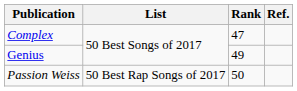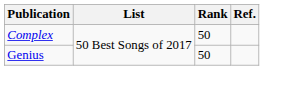(238, 34) 47 -> (204, 34) 50
(238, 55) 49 -> (204, 55) 50
- row: (44, 75)
